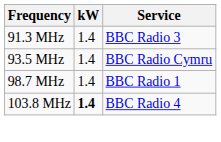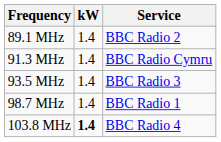+ row: (36, 37)
(143, 37) BBC Radio 3 -> (159, 59) BBC Radio Cymru
(159, 59) BBC Radio Cymru -> (143, 81) BBC Radio 3
